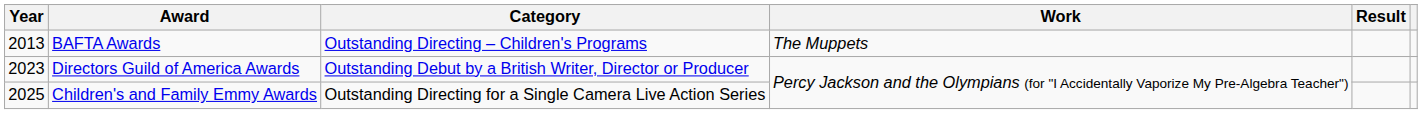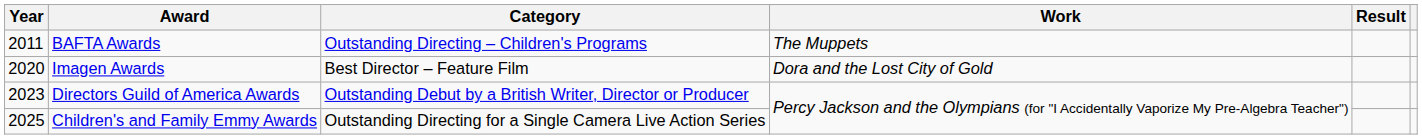(26, 43) 2013 -> (26, 43) 2011
+ row: (108, 69)
